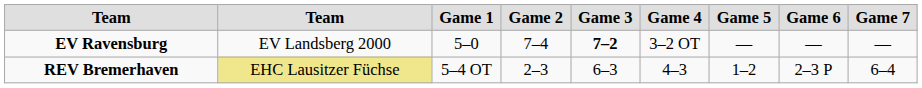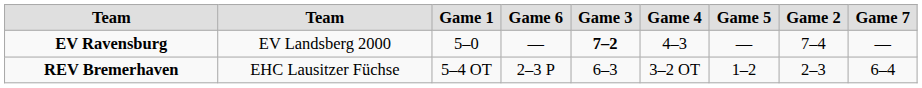columns swapped: (536, 17) <-> (813, 17)
(675, 43) 3–2 OT -> (675, 43) 4–3
(325, 69) khaki background -> (325, 69) no background
(675, 69) 4–3 -> (675, 69) 3–2 OT
